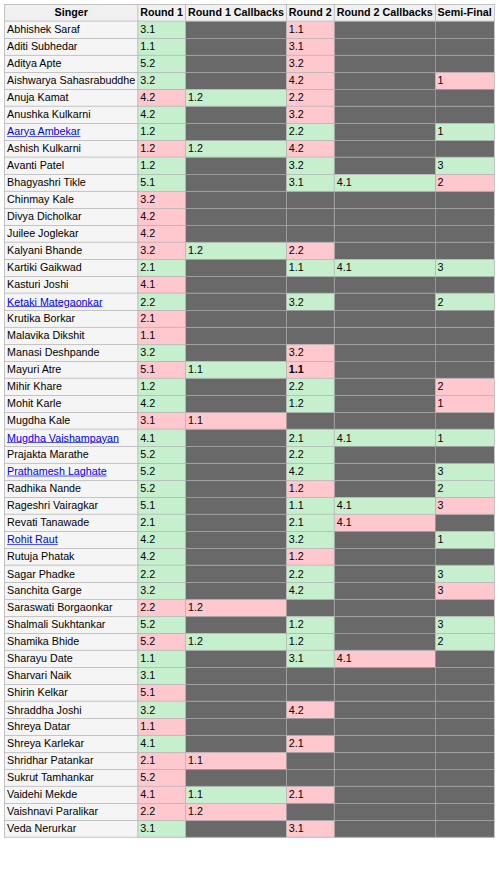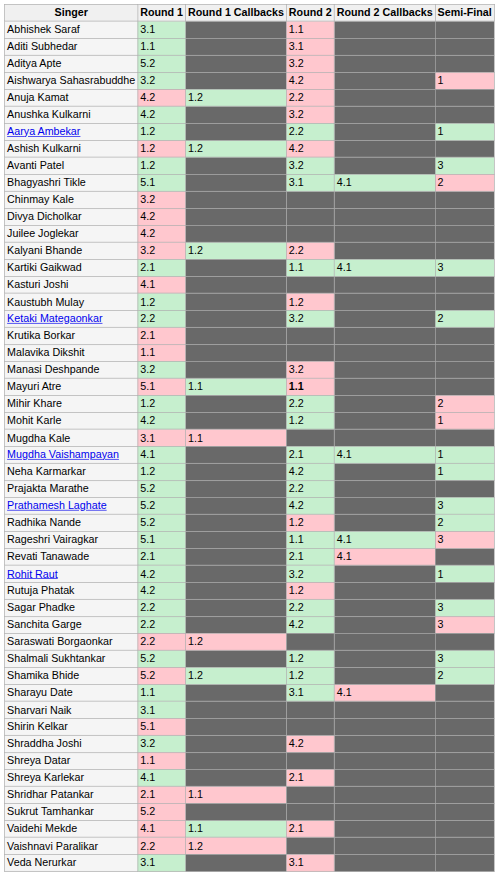+ row: (46, 302)
+ row: (46, 472)
(148, 591) 3.2 -> (148, 625) 2.2
